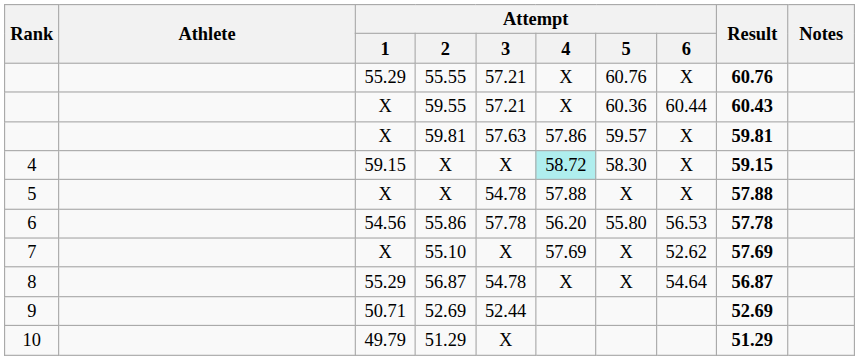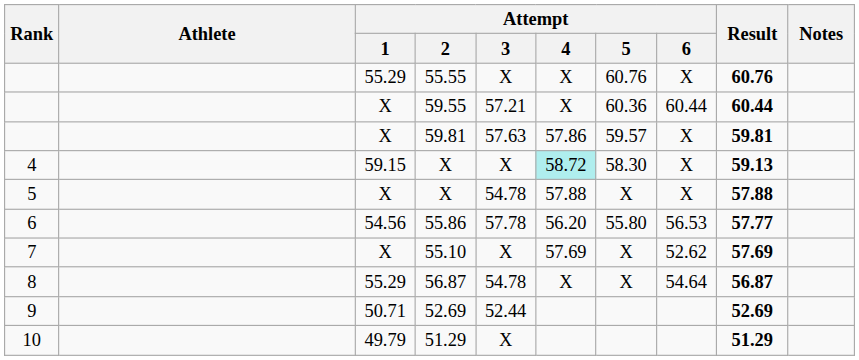(506, 77) 57.21 -> (506, 77) X
(752, 106) 60.43 -> (752, 106) 60.44
(752, 164) 59.15 -> (752, 164) 59.13
(752, 223) 57.78 -> (752, 223) 57.77
